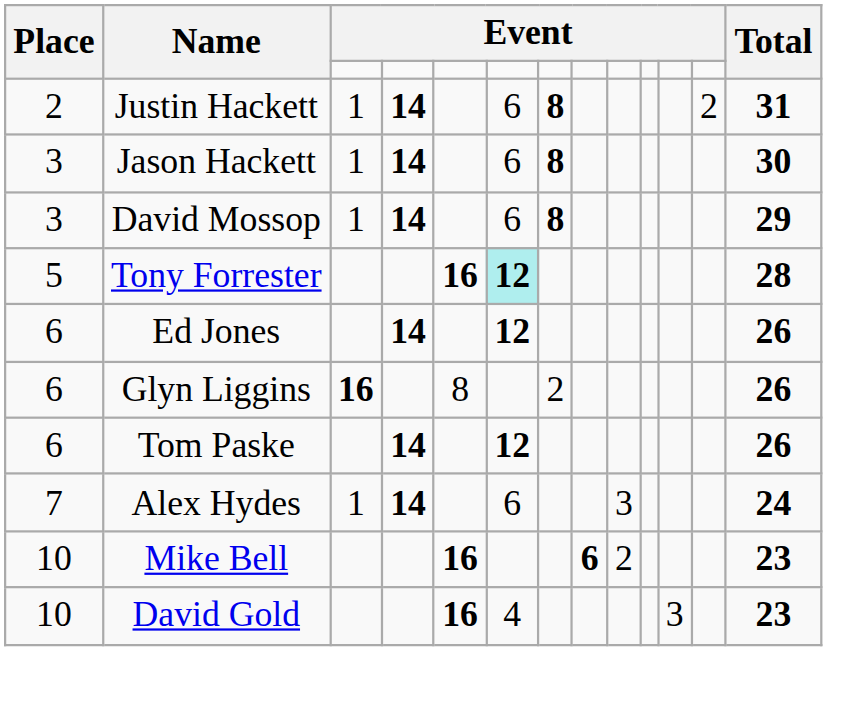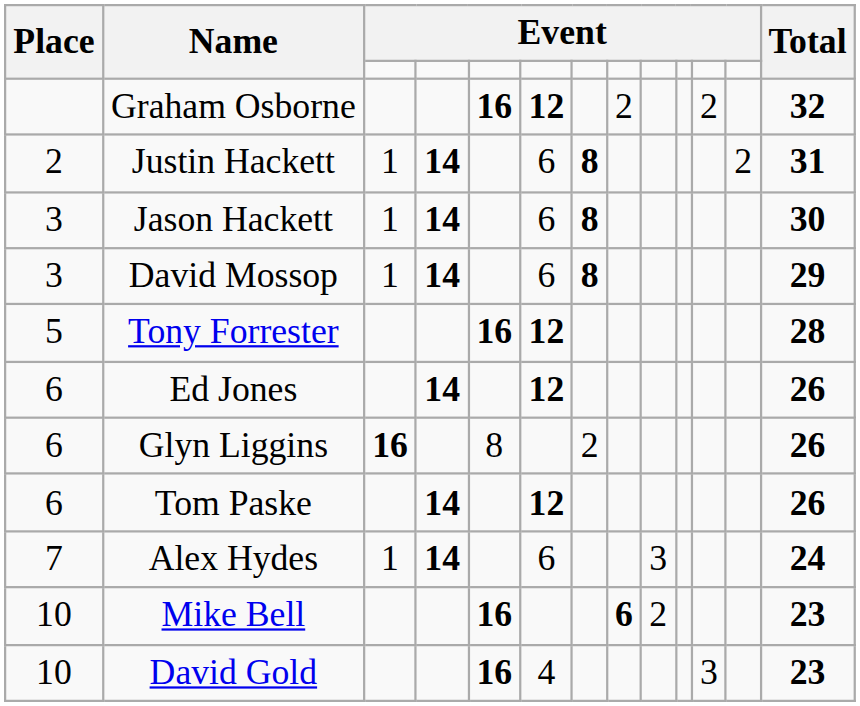+ row: (233, 105)
(512, 275) paleturquoise background -> (546, 332) no background
